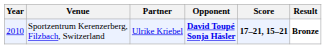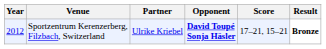(15, 31) 2010 -> (15, 31) 2012
(264, 31) bold -> (264, 31) normal
